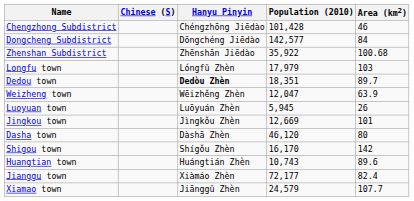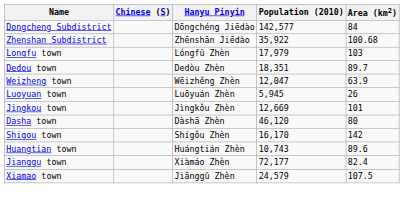- row: (61, 27)
(205, 81) bold -> (200, 67) normal
(370, 190) 107.7 -> (360, 176) 107.5
